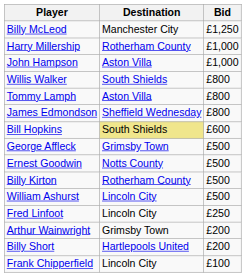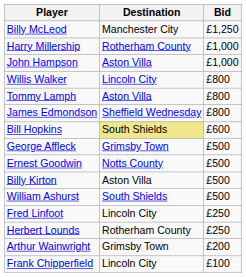(135, 79) South Shields -> (129, 79) Lincoln City
(146, 180) Rotherham County -> (127, 180) Aston Villa
(129, 197) Lincoln City -> (135, 197) South Shields
+ row: (43, 230)
- row: (31, 247)
